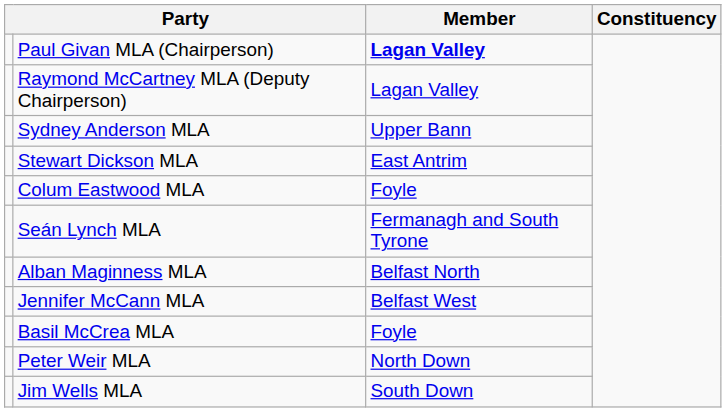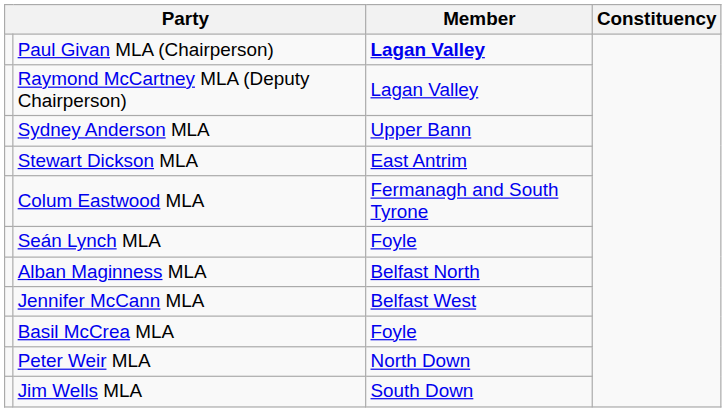(394, 190) Foyle -> (464, 201) Fermanagh and South Tyrone
(464, 230) Fermanagh and South Tyrone -> (394, 241) Foyle
